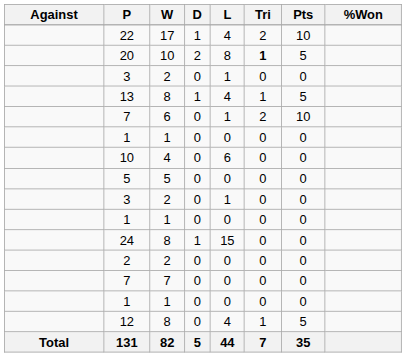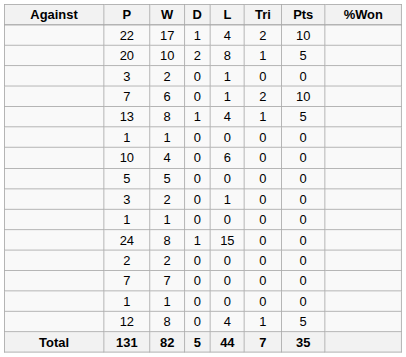(263, 56) bold -> (263, 56) normal
rows swapped: (127, 97) <-> (127, 117)
